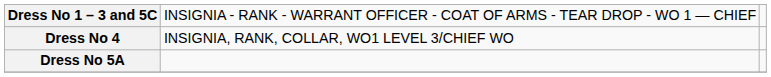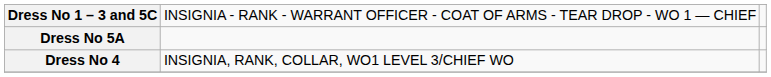rows swapped: (83, 60) <-> (83, 38)
